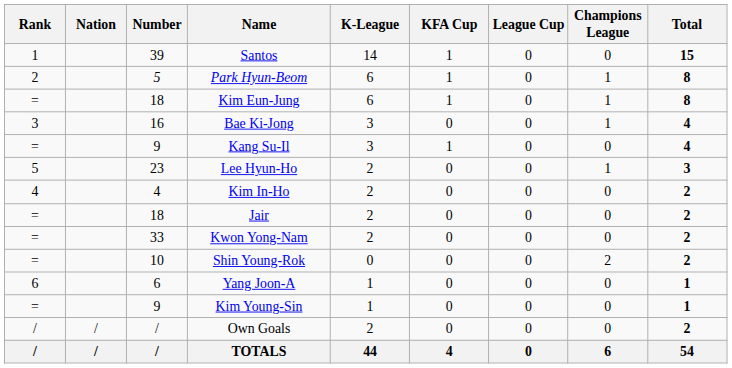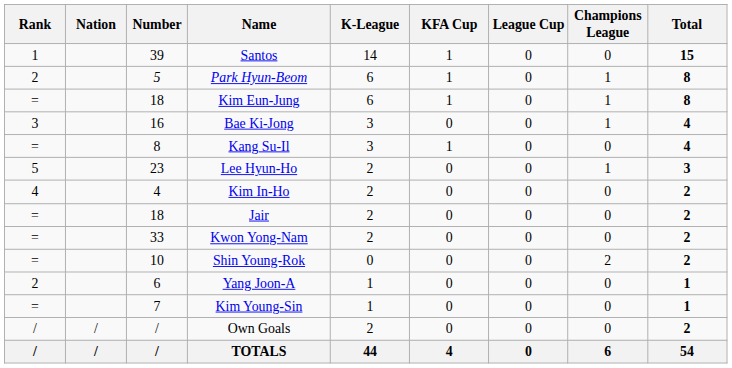(157, 146) 9 -> (157, 146) 8
(35, 283) 6 -> (35, 283) 2
(157, 306) 9 -> (157, 306) 7
